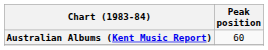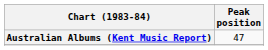(239, 38) 60 -> (239, 38) 47
